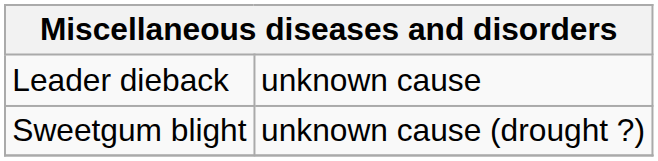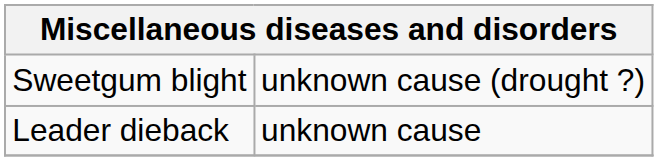rows swapped: (121, 79) <-> (129, 130)
